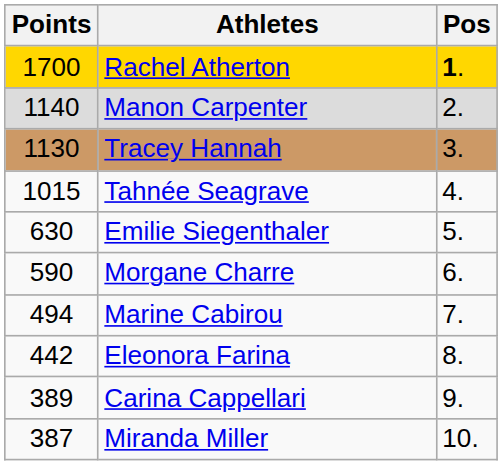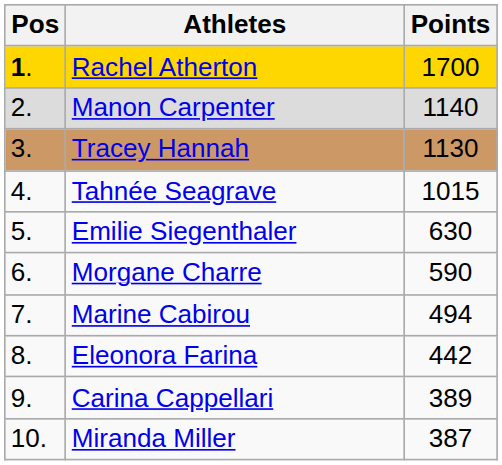columns swapped: (467, 25) <-> (52, 25)
